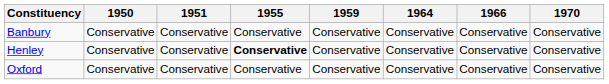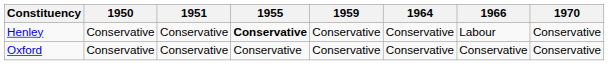- row: (29, 32)
(493, 50) Conservative -> (478, 32) Labour
